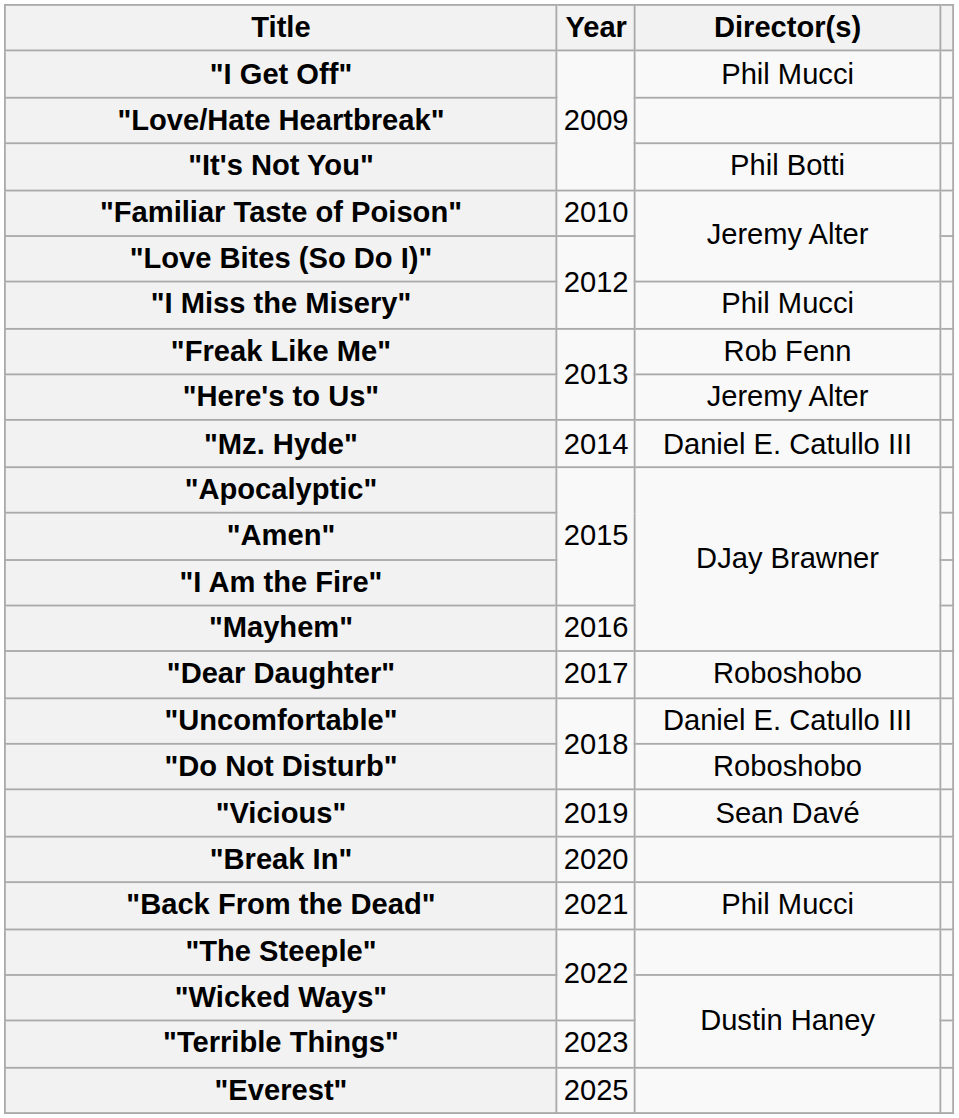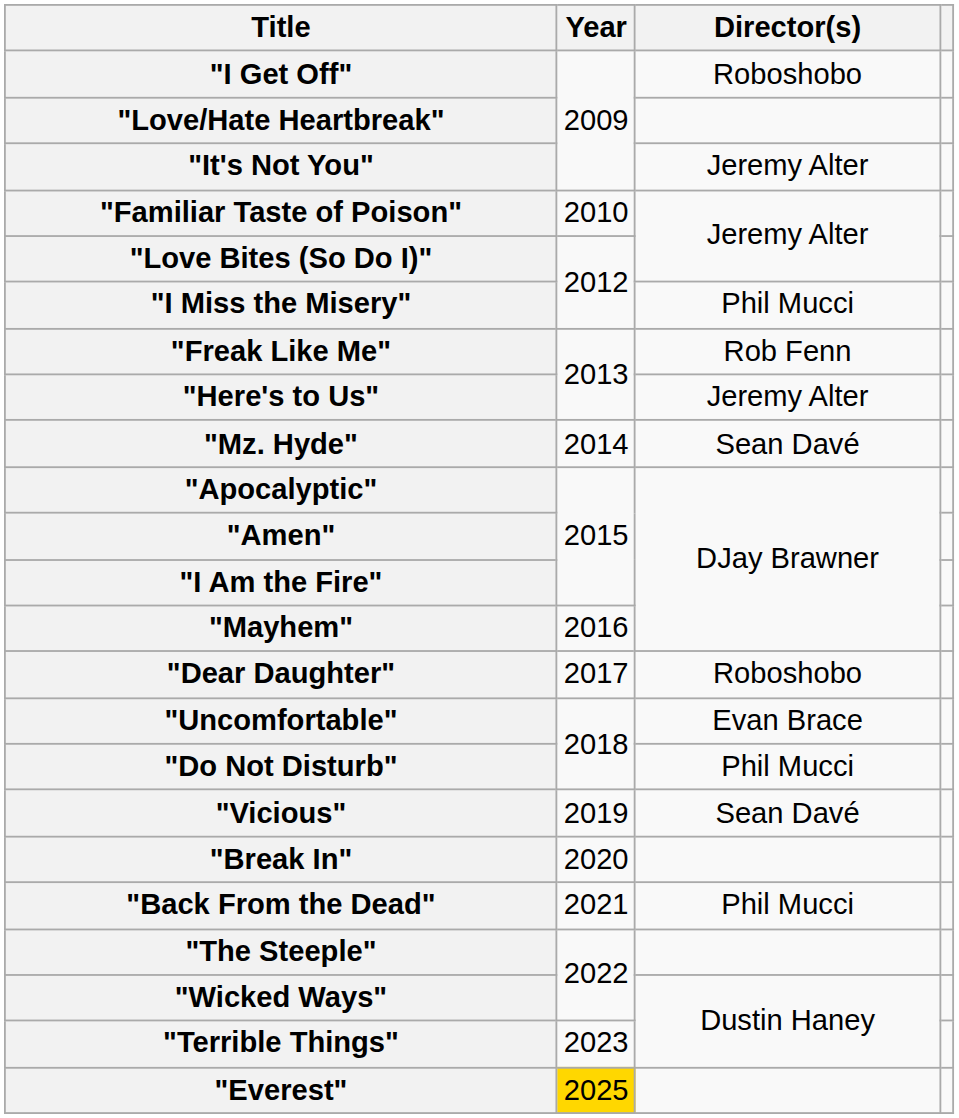(788, 73) Phil Mucci -> (788, 73) Roboshobo
(788, 166) Phil Botti -> (788, 166) Jeremy Alter
(788, 443) Daniel E. Catullo III -> (788, 443) Sean Davé
(788, 720) Daniel E. Catullo III -> (788, 720) Evan Brace
(788, 766) Roboshobo -> (788, 766) Phil Mucci
(596, 1089) no background -> (596, 1089) gold background
